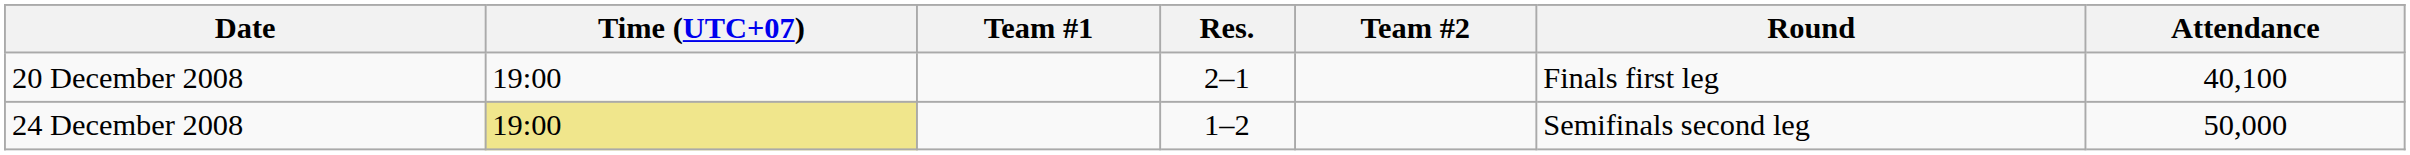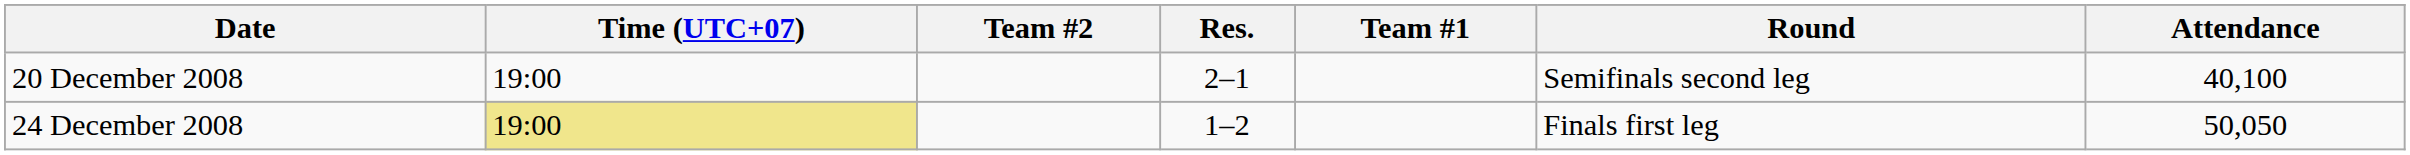columns swapped: (1039, 28) <-> (1415, 28)
(1631, 76) Finals first leg -> (1677, 76) Semifinals second leg
(1677, 125) Semifinals second leg -> (1631, 125) Finals first leg
(2245, 125) 50,000 -> (2245, 125) 50,050
